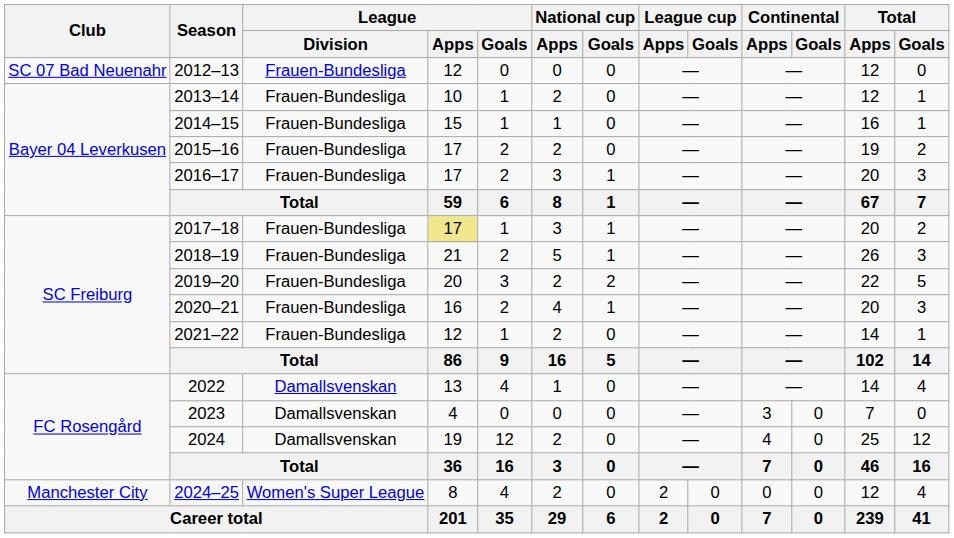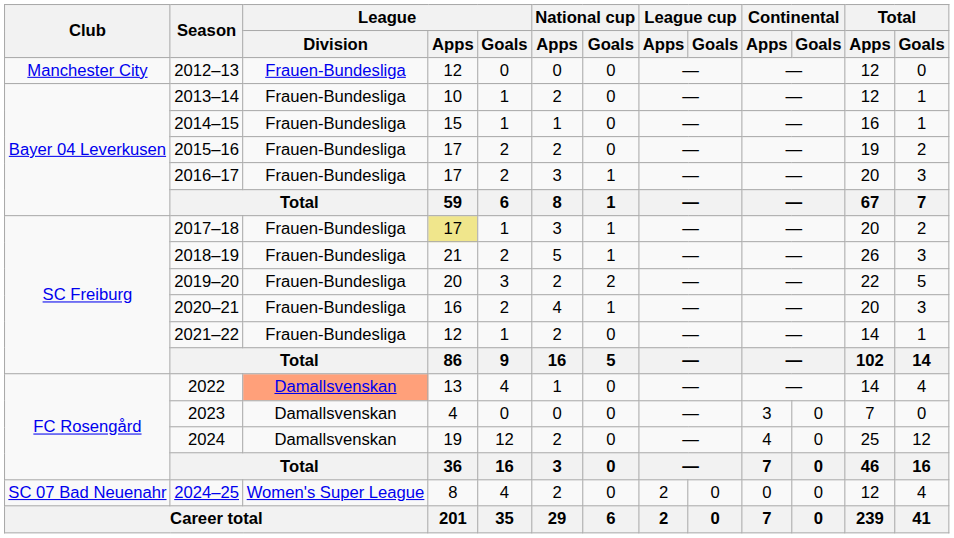(87, 70) SC 07 Bad Neuenahr -> (87, 70) Manchester City
(336, 387) no background -> (336, 387) lightsalmon background
(87, 492) Manchester City -> (87, 492) SC 07 Bad Neuenahr
